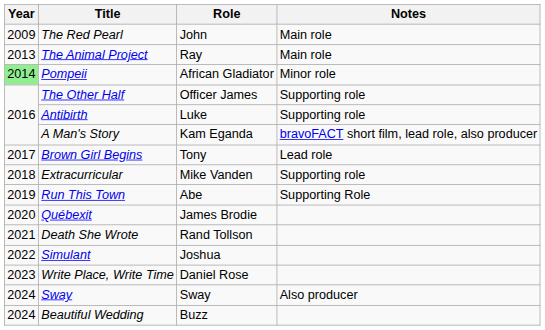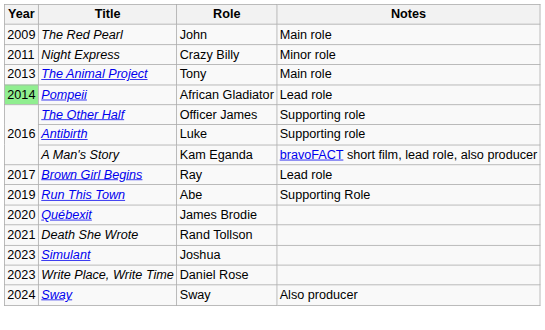+ row: (81, 54)
(191, 54) Ray -> (193, 74) Tony
(308, 74) Minor role -> (306, 94) Lead role
(193, 154) Tony -> (191, 174) Ray
- row: (82, 174)
(21, 255) 2022 -> (21, 255) 2023
- row: (92, 315)
